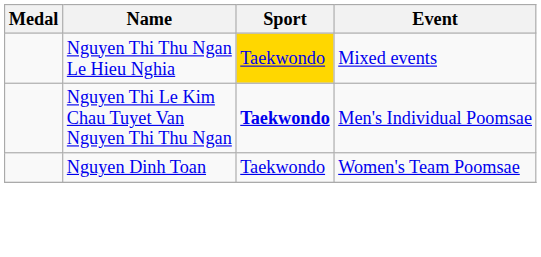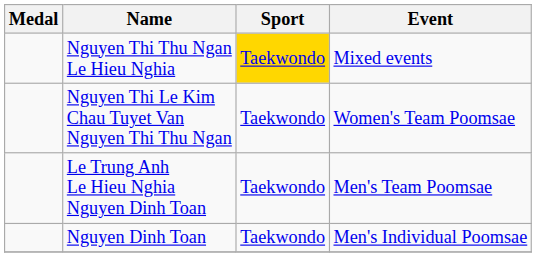(285, 117) bold -> (283, 117) normal
(435, 117) Men's Individual Poomsae -> (424, 117) Women's Team Poomsae
+ row: (136, 187)
(429, 167) Women's Team Poomsae -> (430, 237) Men's Individual Poomsae
